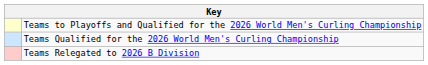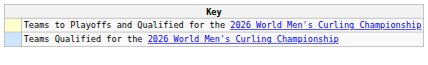- row: (111, 53)
